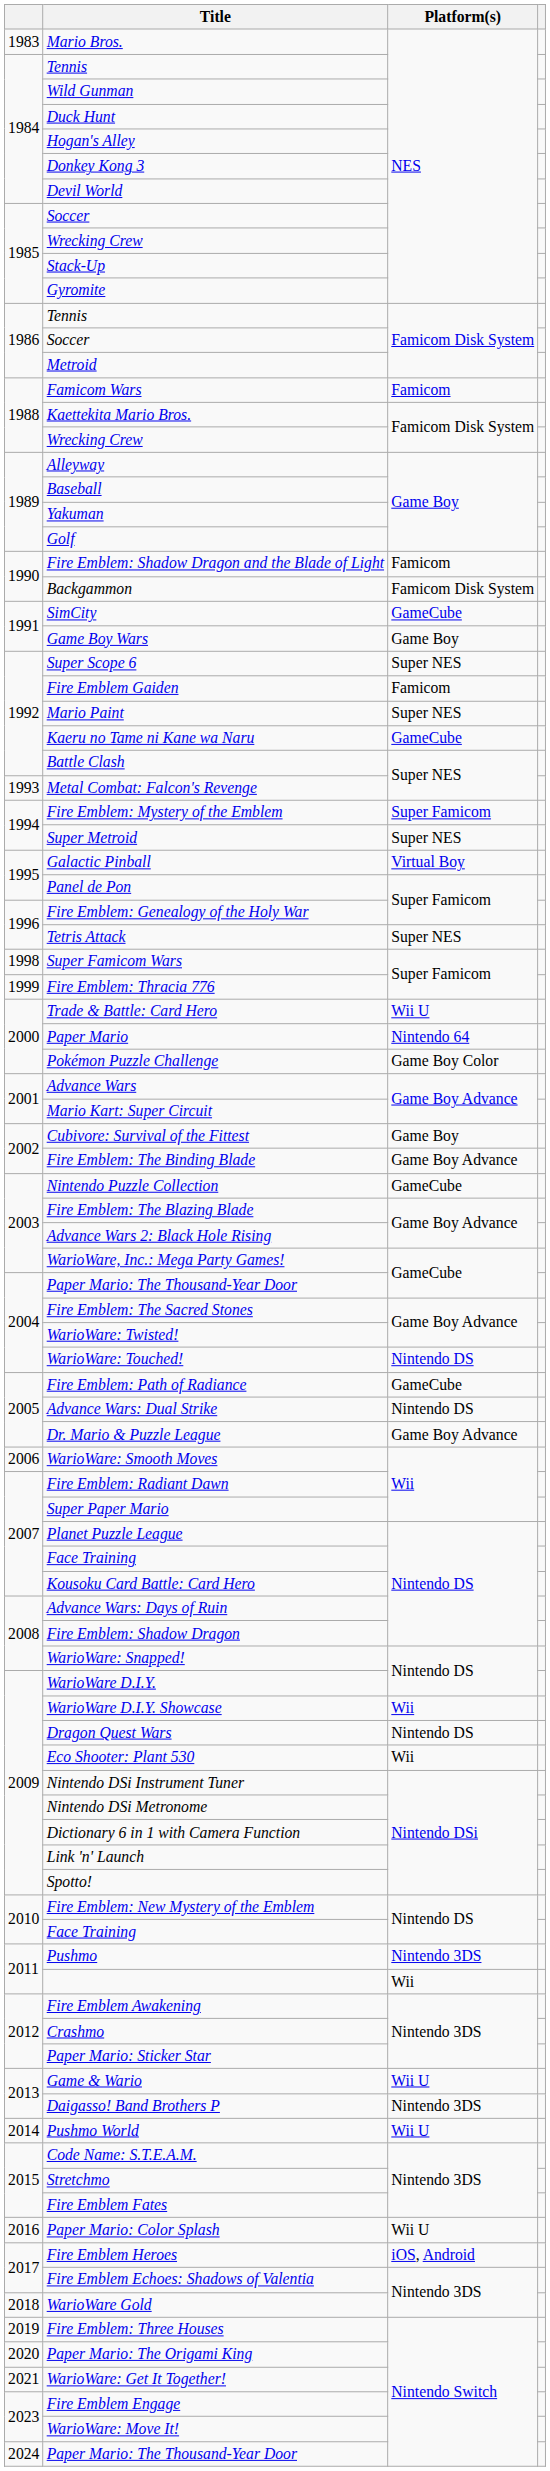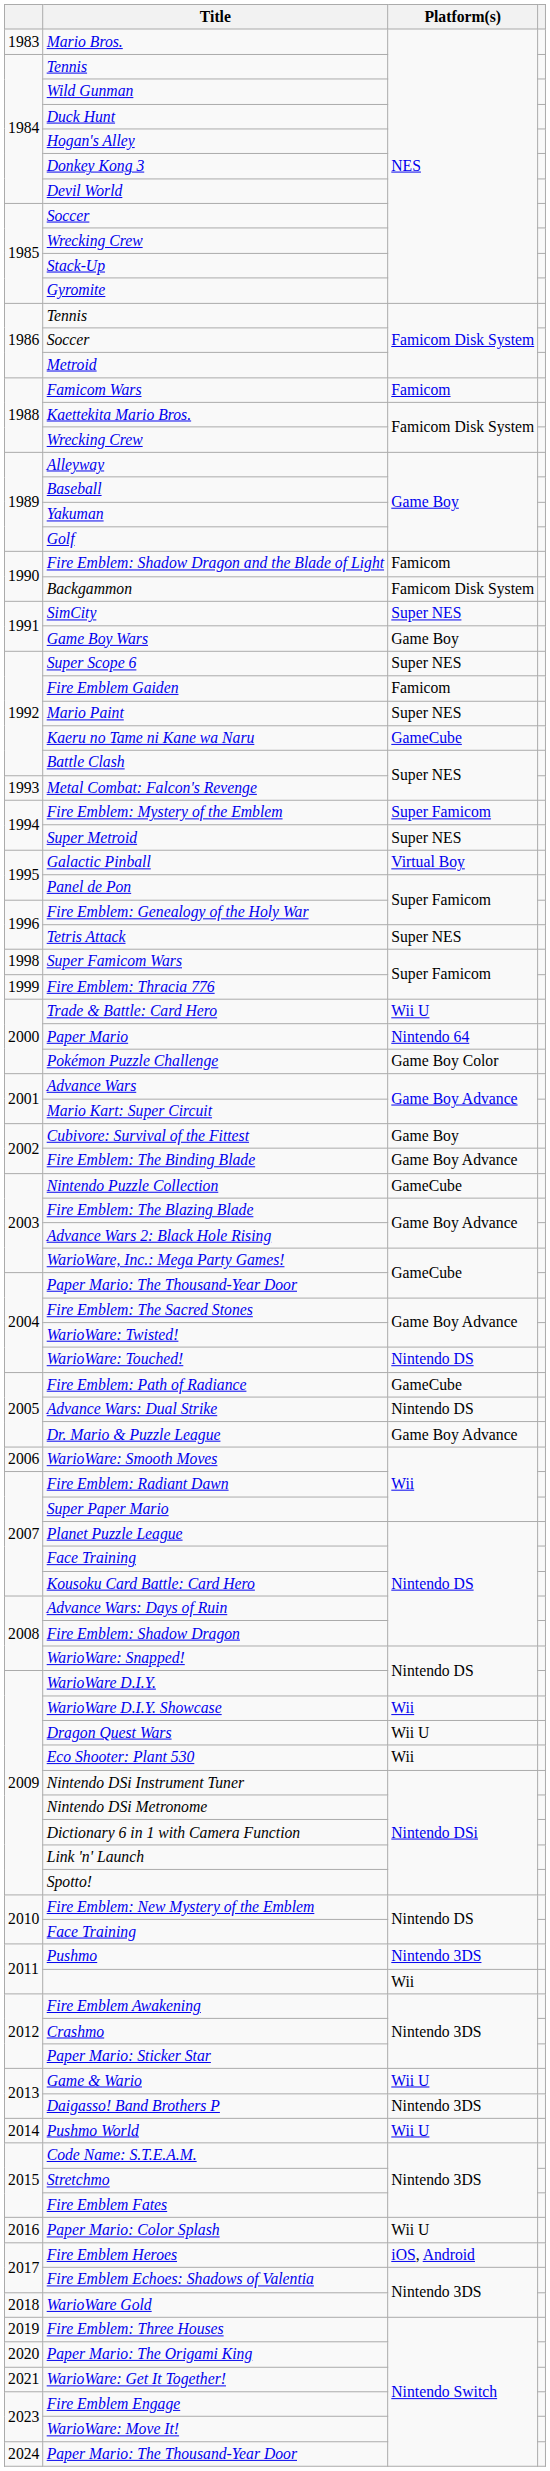(427, 613) GameCube -> (426, 613) Super NES
(432, 1732) Nintendo DS -> (410, 1732) Wii U
